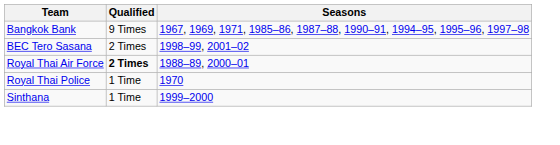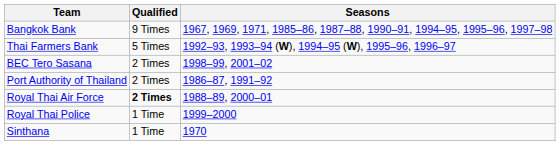+ row: (52, 47)
+ row: (67, 81)
(171, 81) 1970 -> (210, 115) 1999–2000
(186, 98) 1999–2000 -> (195, 132) 1970
